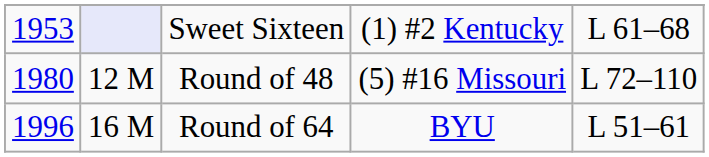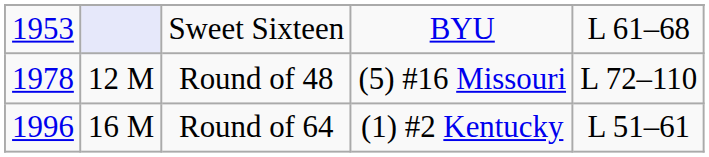(462, 28) (1) #2 Kentucky -> (462, 28) BYU
(43, 77) 1980 -> (43, 77) 1978
(462, 126) BYU -> (462, 126) (1) #2 Kentucky
